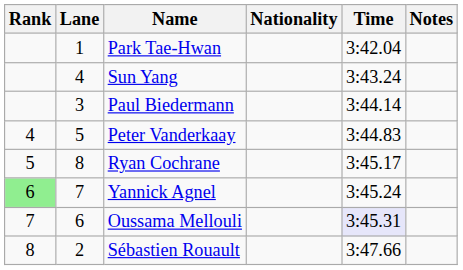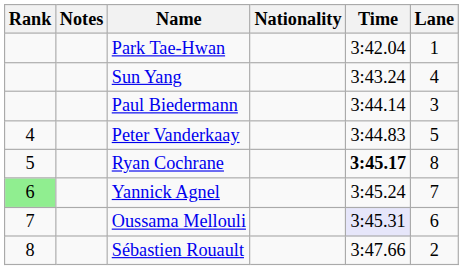columns swapped: (80, 18) <-> (431, 18)
(374, 163) normal -> (378, 163) bold
